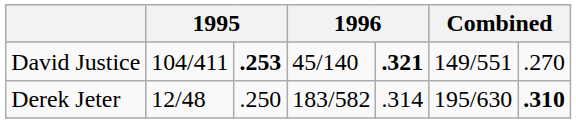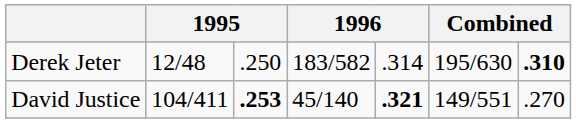rows swapped: (66, 99) <-> (76, 61)
